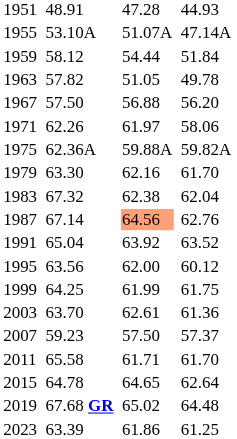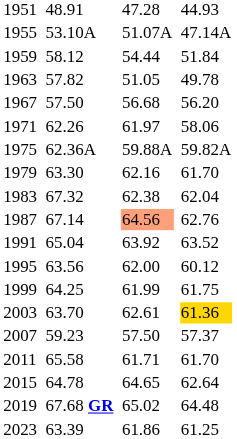(141, 102) 56.88 -> (141, 102) 56.68
(200, 312) no background -> (200, 312) gold background
